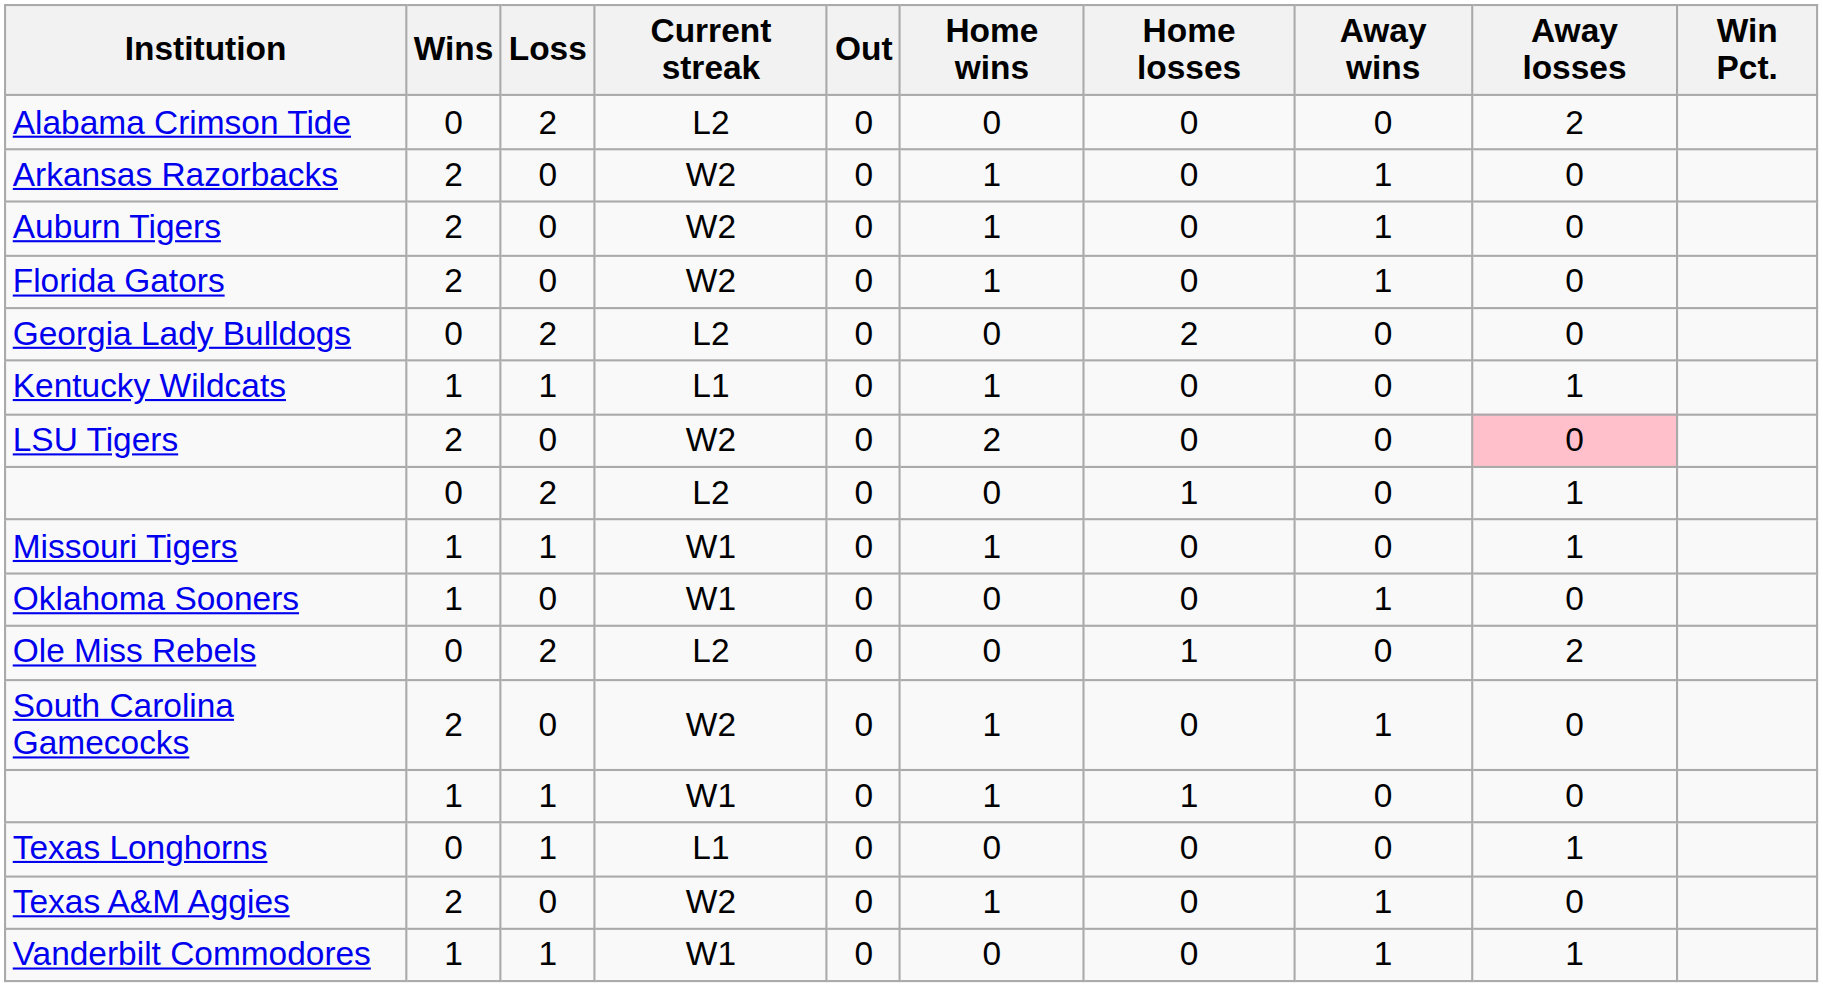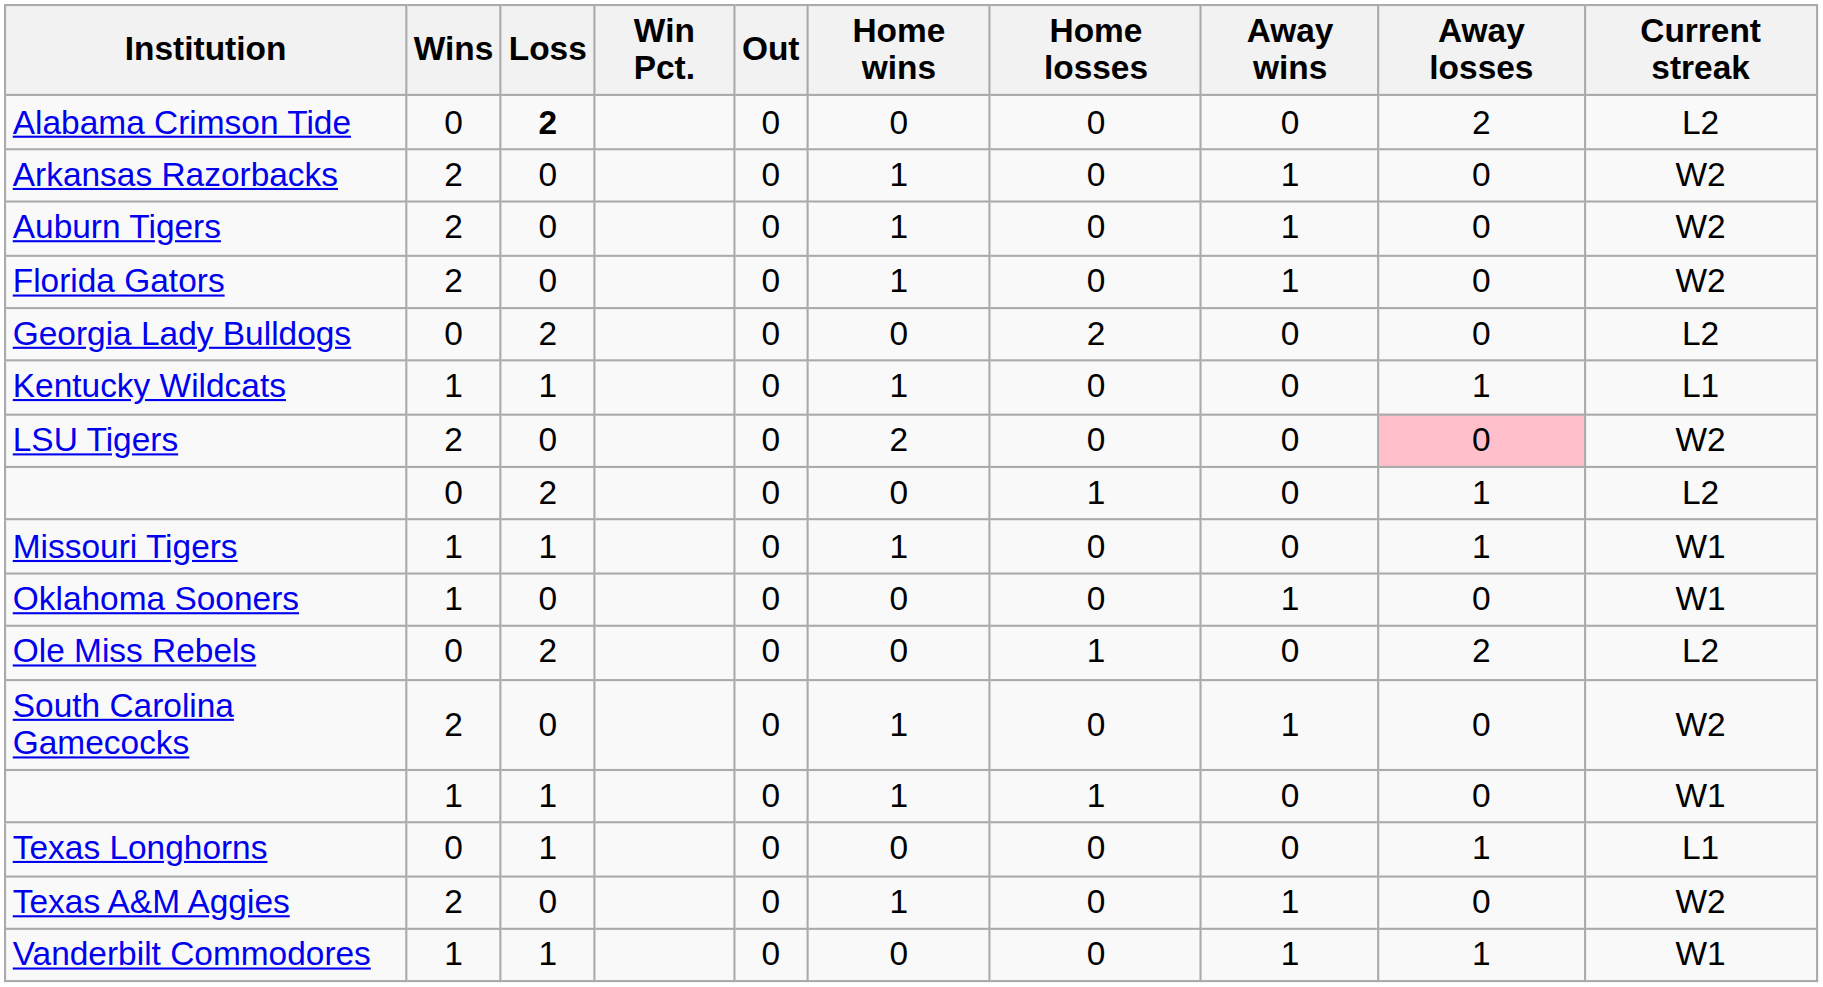columns swapped: (1747, 49) <-> (711, 49)
(548, 121) normal -> (548, 121) bold
